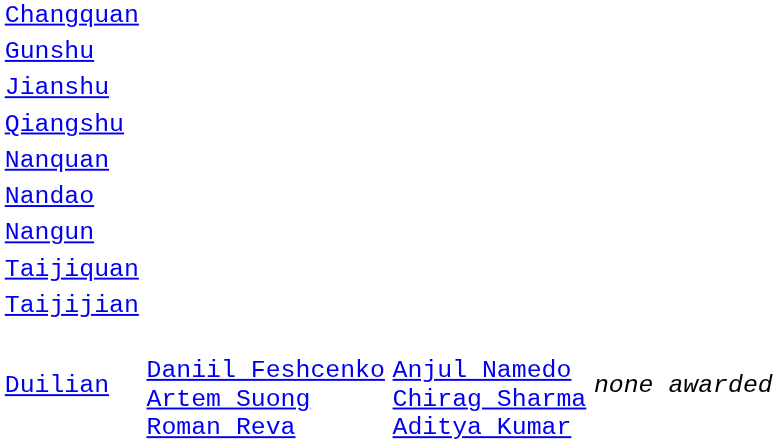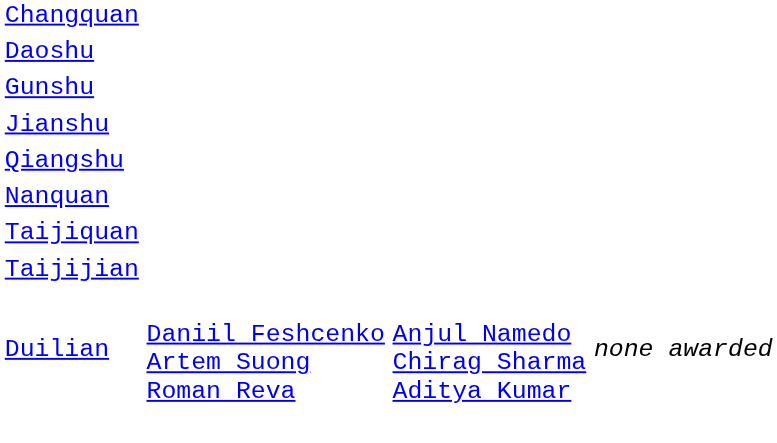+ row: (49, 51)
- row: (49, 197)
- row: (49, 233)
